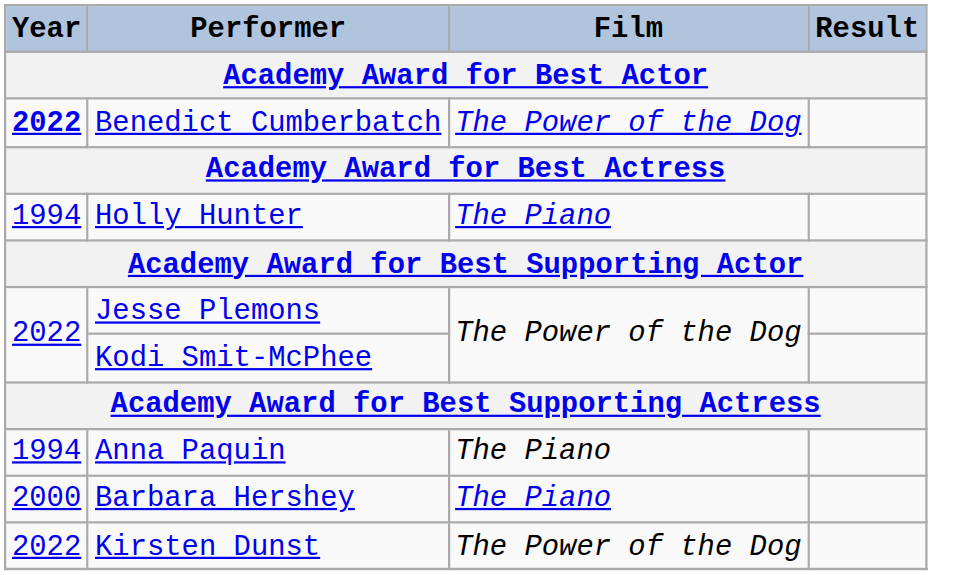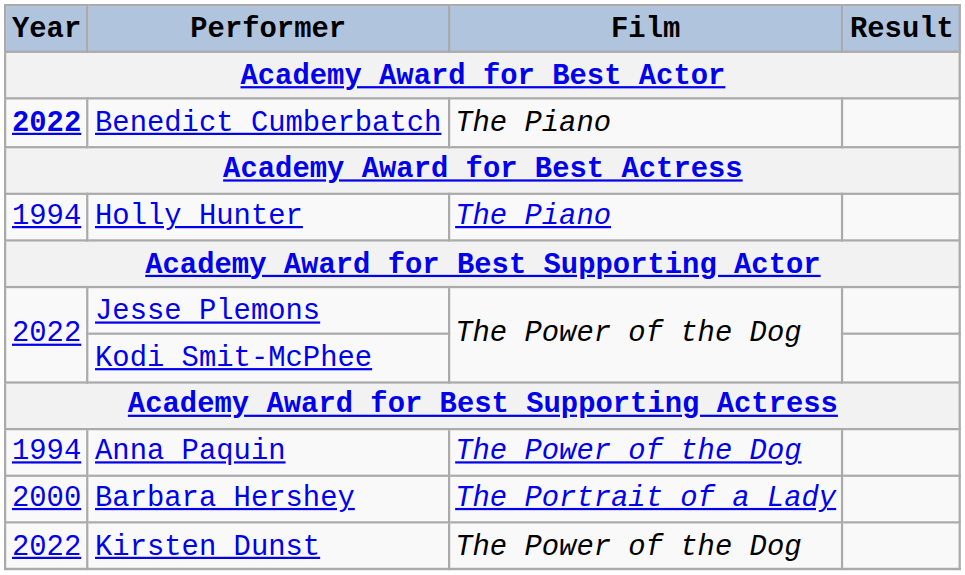(628, 123) The Power of the Dog -> (533, 123) The Piano
(533, 452) The Piano -> (628, 452) The Power of the Dog
(533, 499) The Piano -> (646, 499) The Portrait of a Lady
